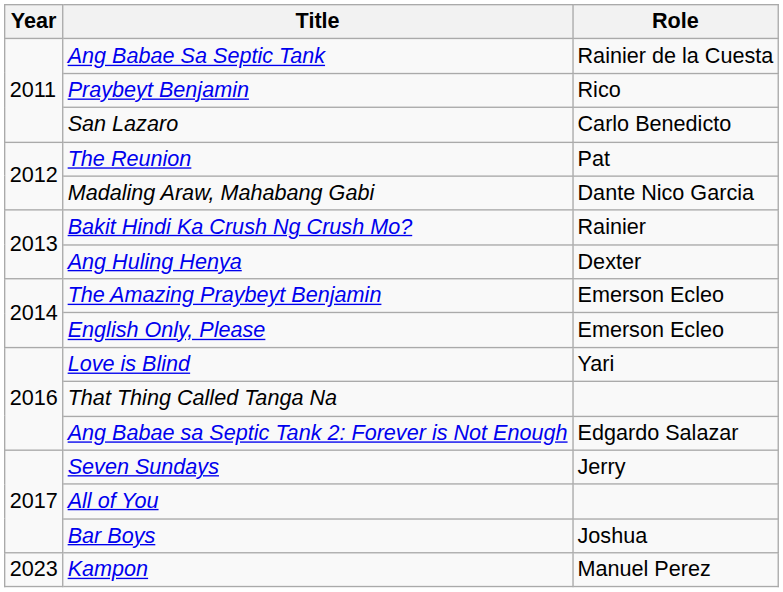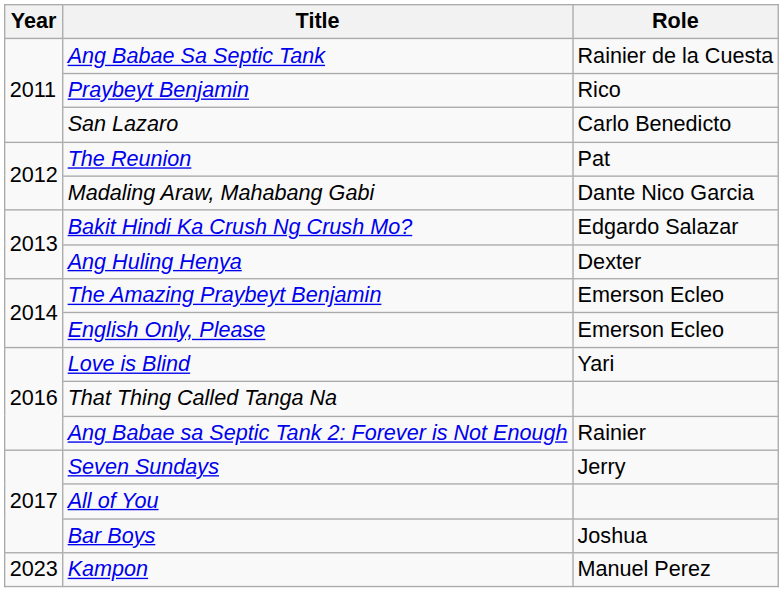(612, 227) Rainier -> (658, 227) Edgardo Salazar
(658, 432) Edgardo Salazar -> (612, 432) Rainier
